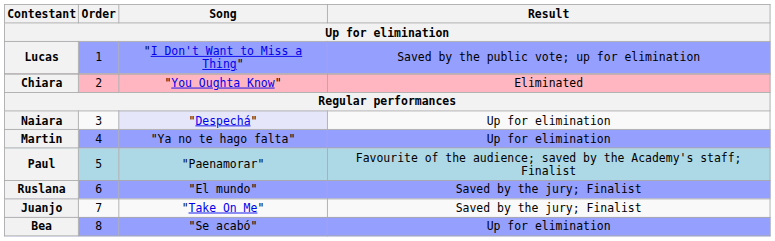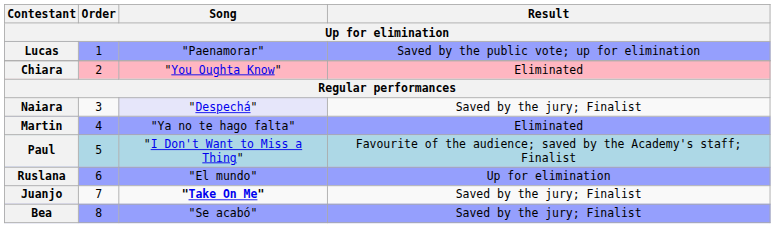(223, 58) "I Don't Want to Miss a Thing" -> (223, 51) "Paenamorar"
(549, 120) Up for elimination -> (549, 107) Saved by the jury; Finalist
(549, 139) Up for elimination -> (549, 126) Eliminated
(223, 164) "Paenamorar" -> (223, 151) "I Don't Want to Miss a Thing"
(549, 189) Saved by the jury; Finalist -> (549, 176) Up for elimination
(223, 208) normal -> (223, 195) bold
(549, 227) Up for elimination -> (549, 213) Saved by the jury; Finalist
